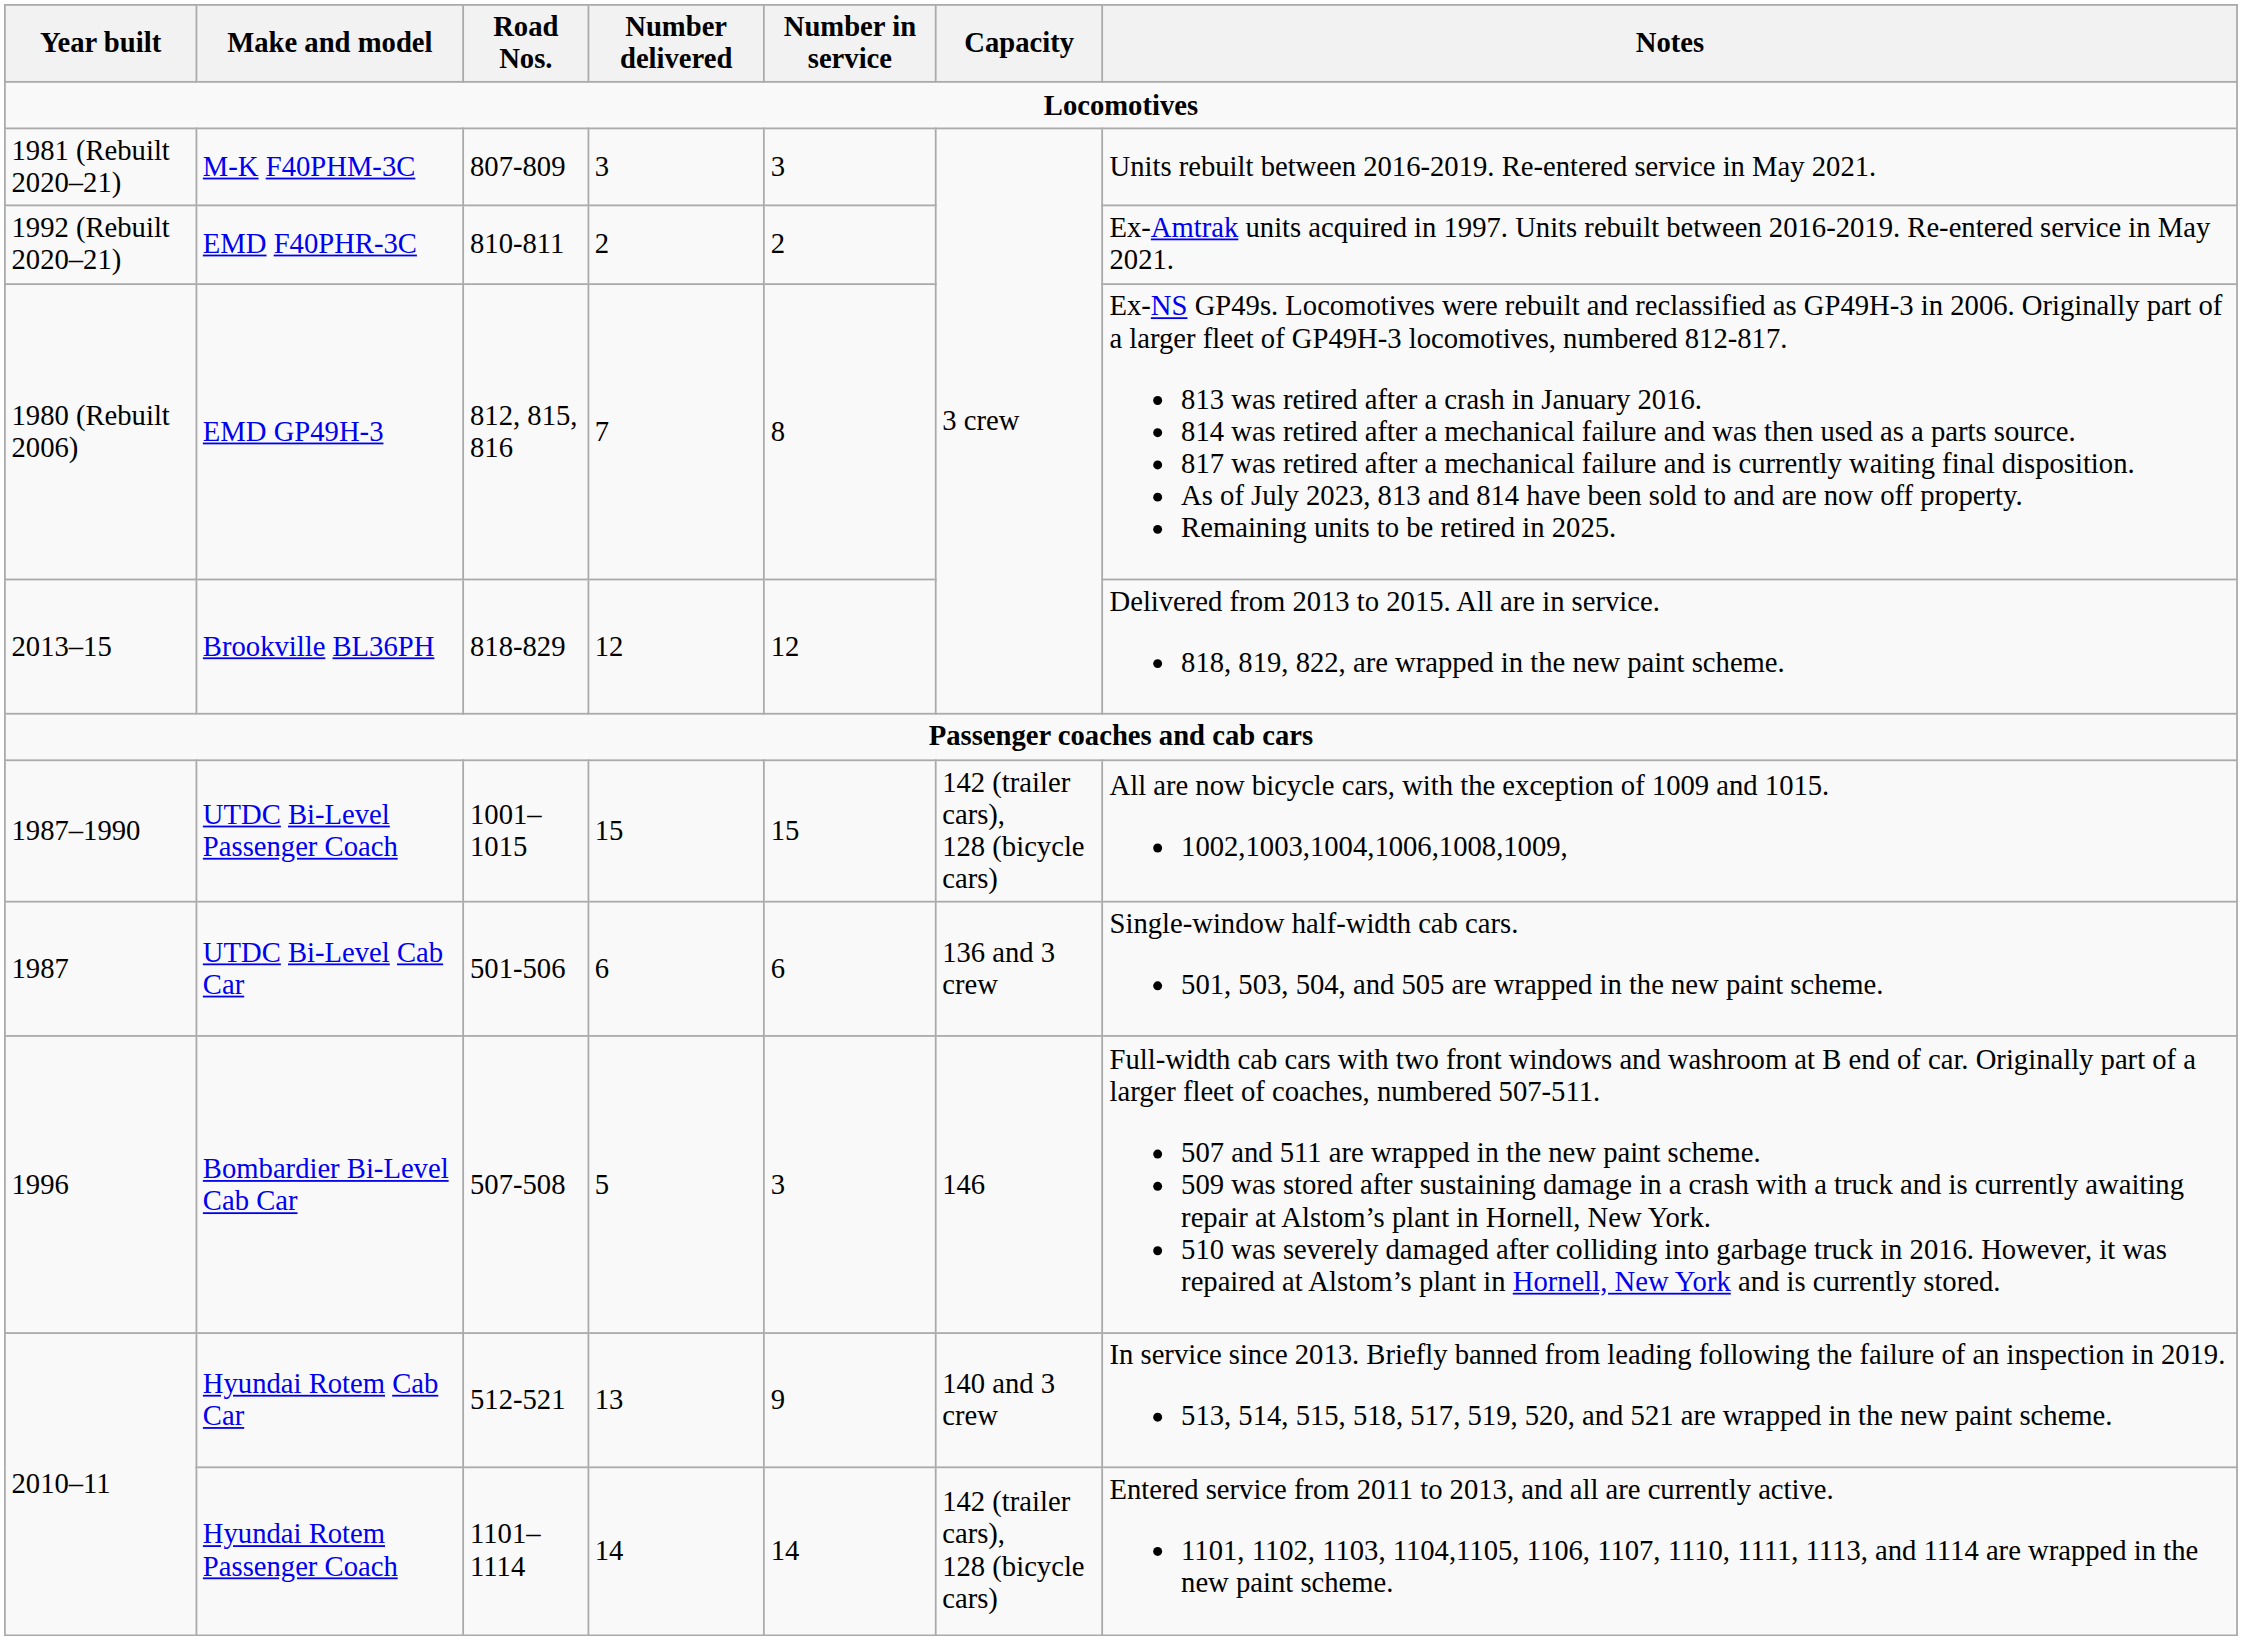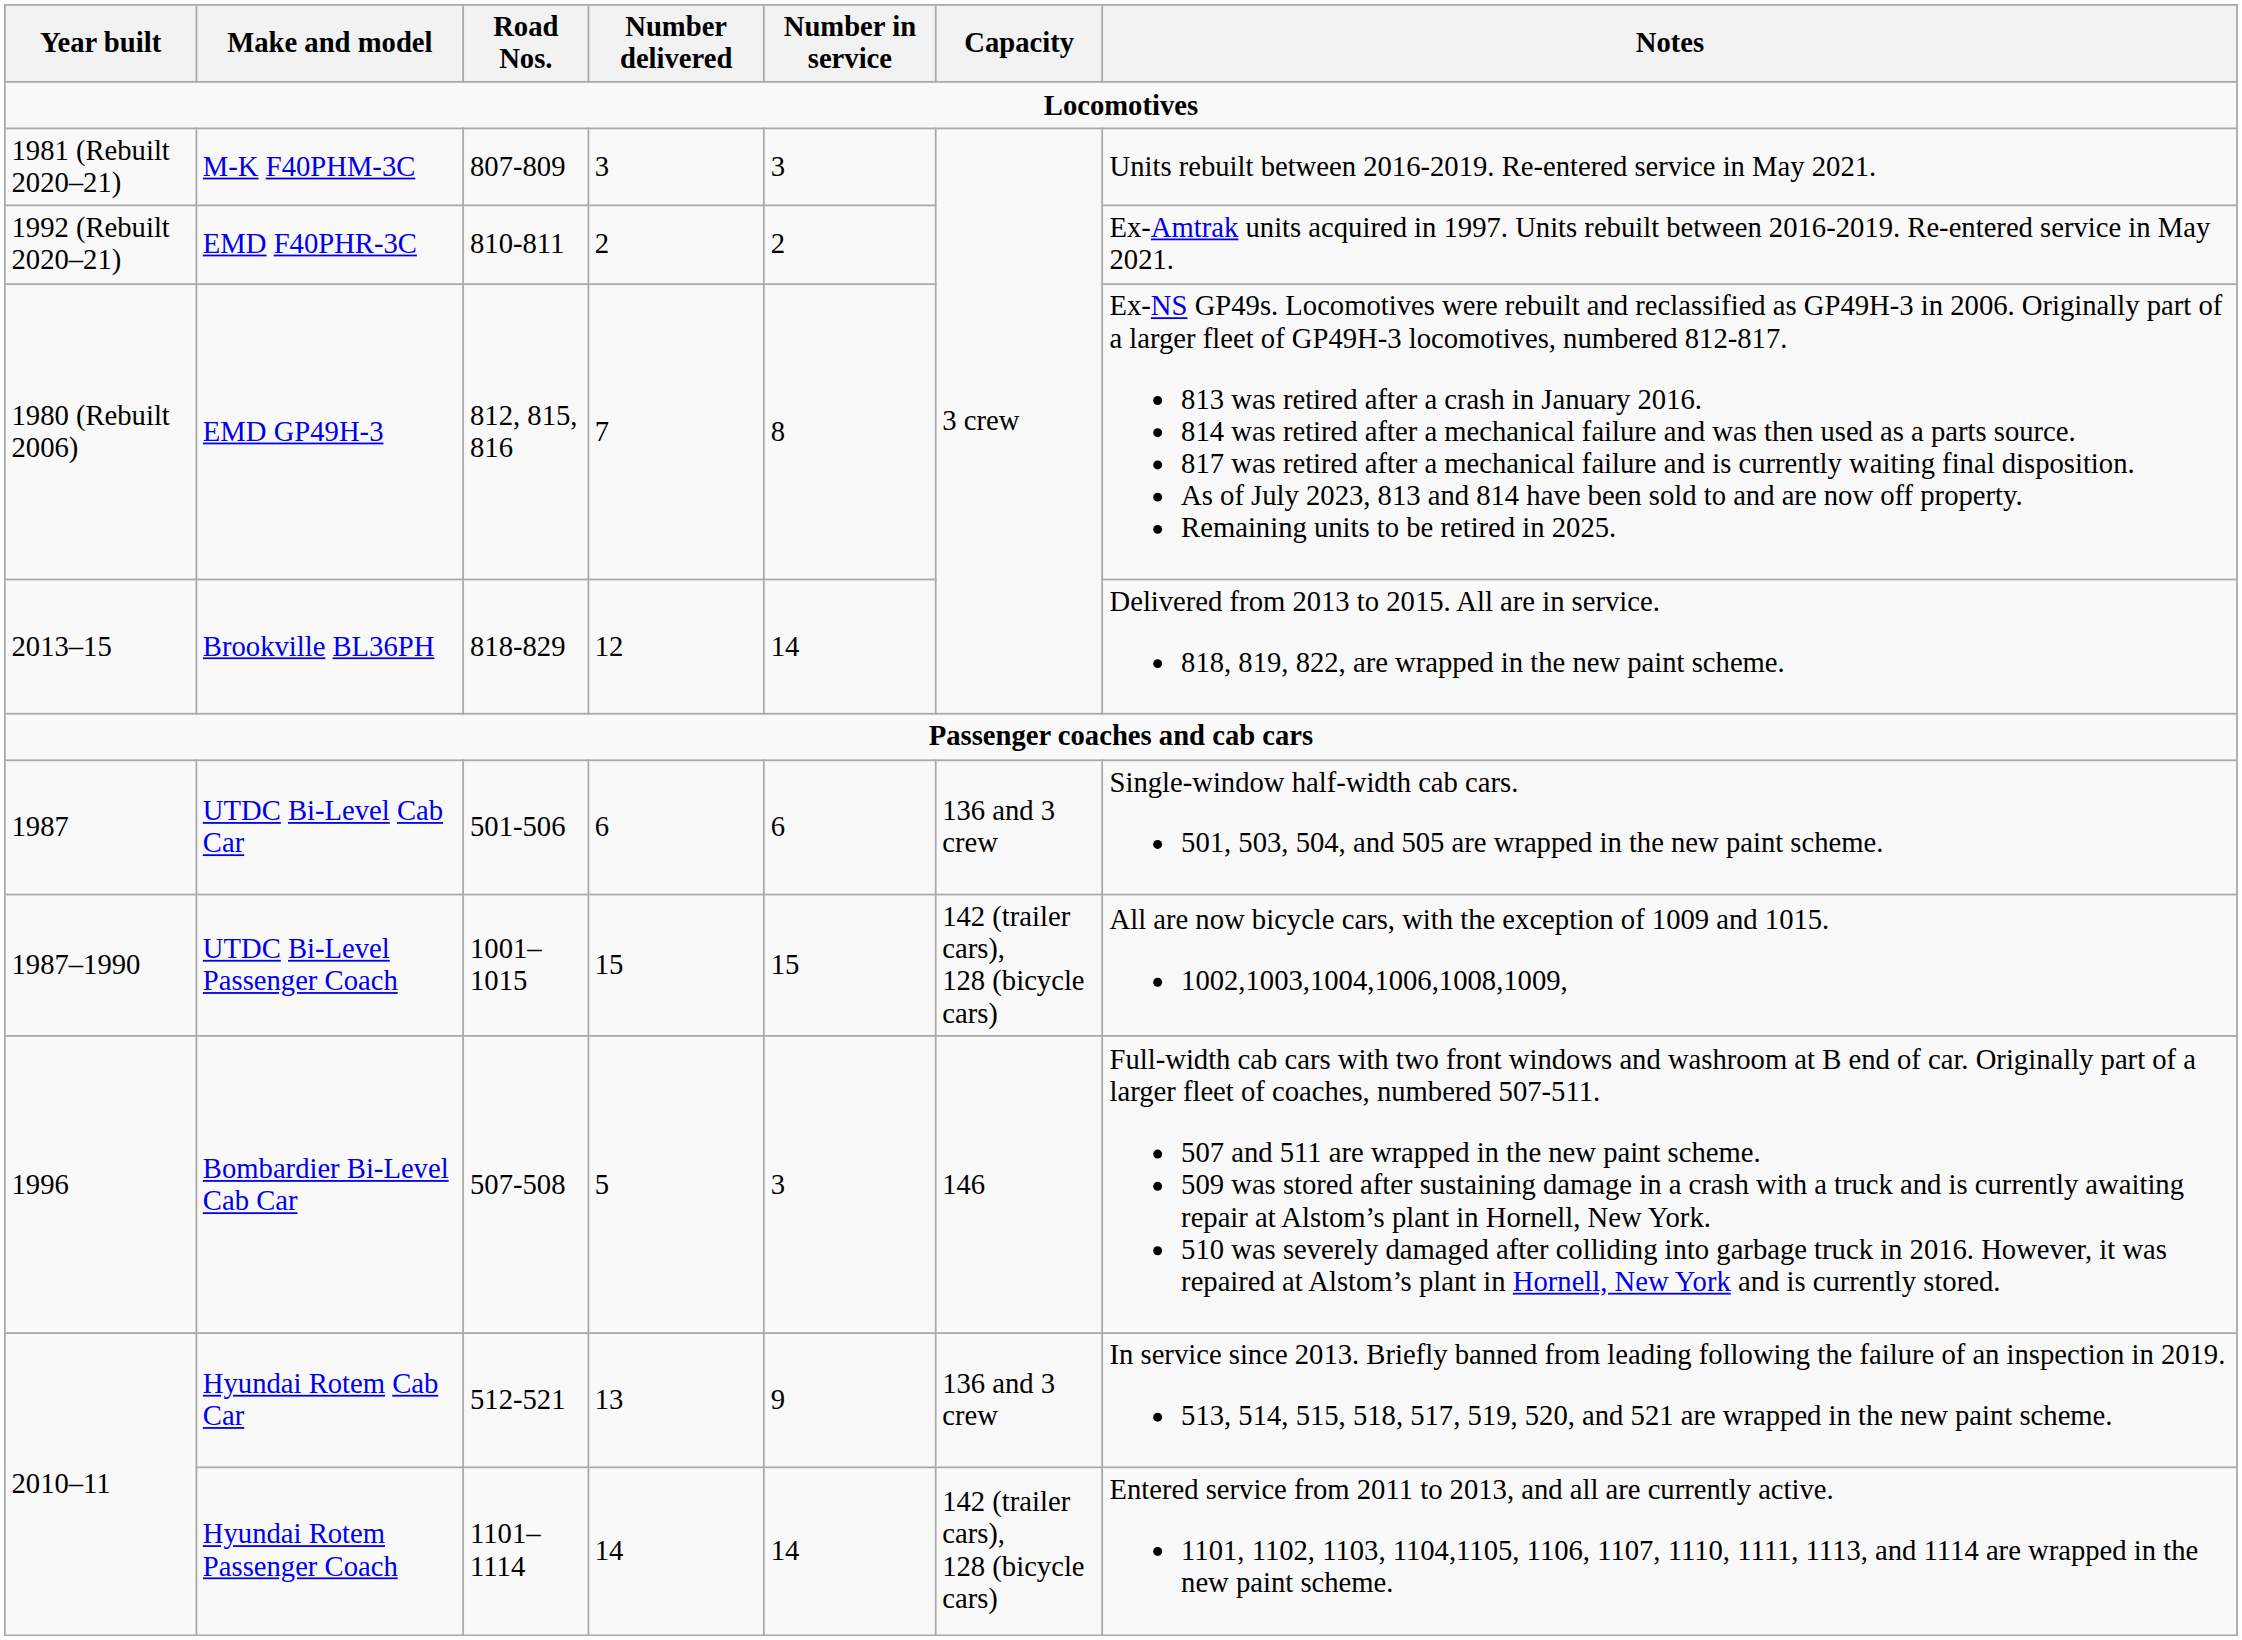(785, 646) 12 -> (785, 646) 14
rows swapped: (323, 968) <-> (300, 830)
(999, 1399) 140 and 3 crew -> (999, 1399) 136 and 3 crew
